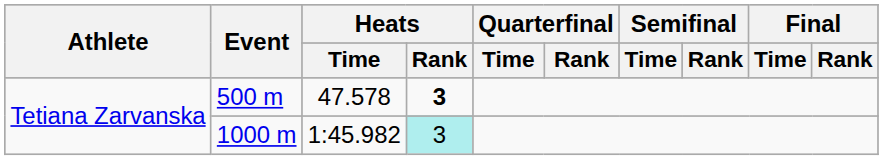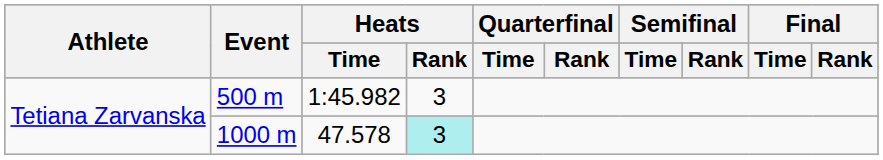(354, 98) 47.578 -> (354, 98) 1:45.982
(439, 98) bold -> (439, 98) normal
(354, 135) 1:45.982 -> (354, 135) 47.578
